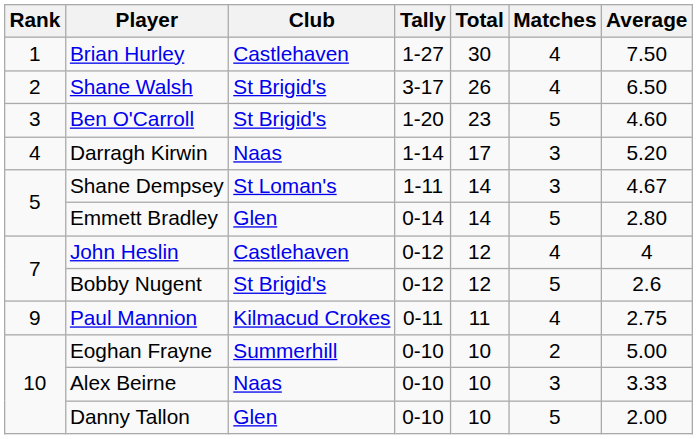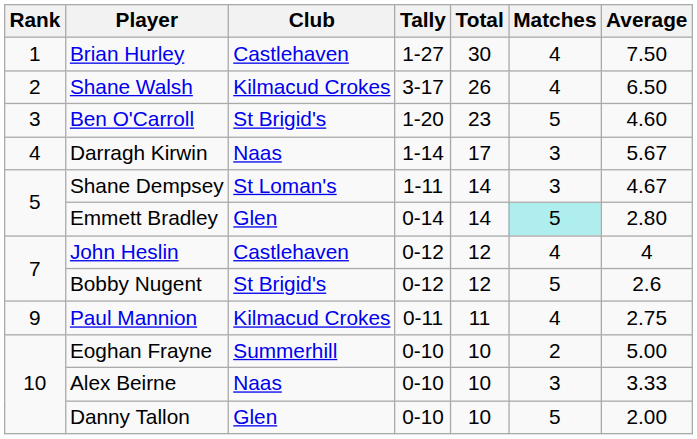(280, 86) St Brigid's -> (312, 86) Kilmacud Crokes
(647, 152) 5.20 -> (647, 152) 5.67
(555, 218) no background -> (555, 218) paleturquoise background
